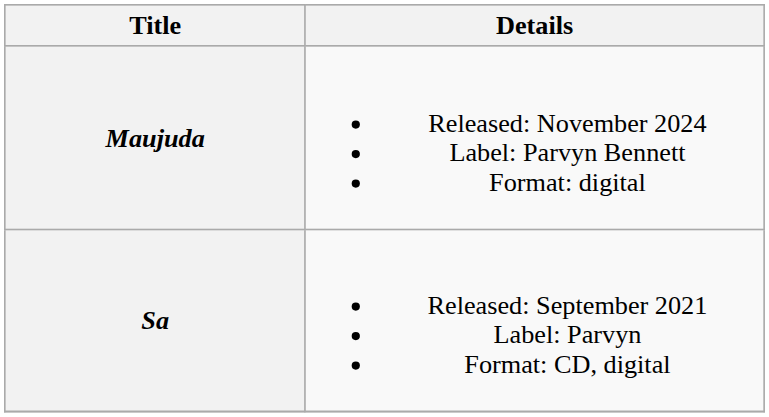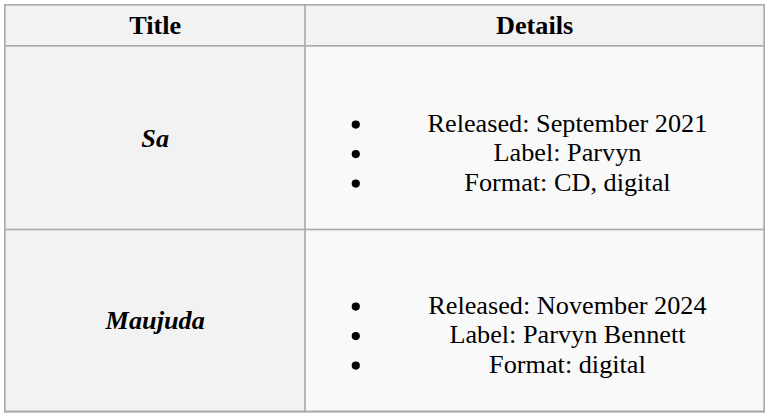rows swapped: (155, 320) <-> (155, 137)
